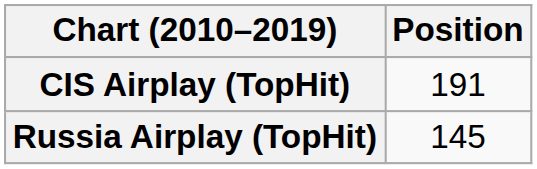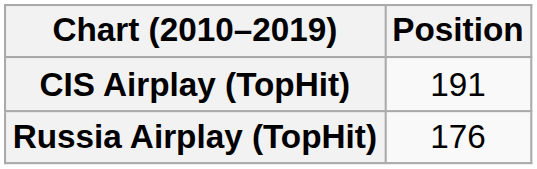(458, 136) 145 -> (458, 136) 176
